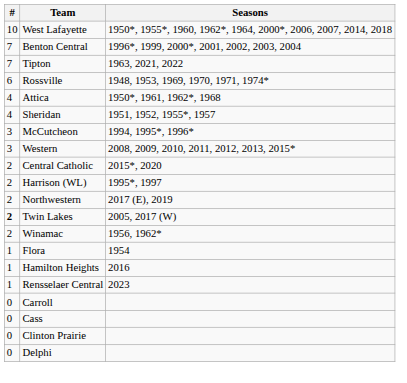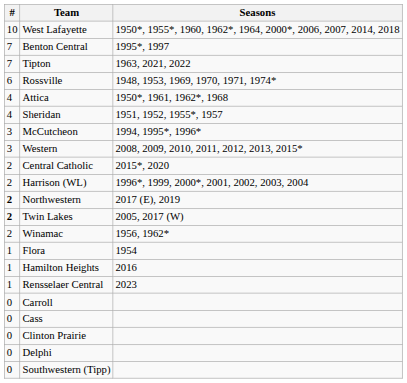(205, 47) 1996*, 1999, 2000*, 2001, 2002, 2003, 2004 -> (142, 47) 1995*, 1997
(135, 183) 1995*, 1997 -> (212, 183) 1996*, 1999, 2000*, 2001, 2002, 2003, 2004
(9, 200) normal -> (9, 200) bold
+ row: (66, 370)
